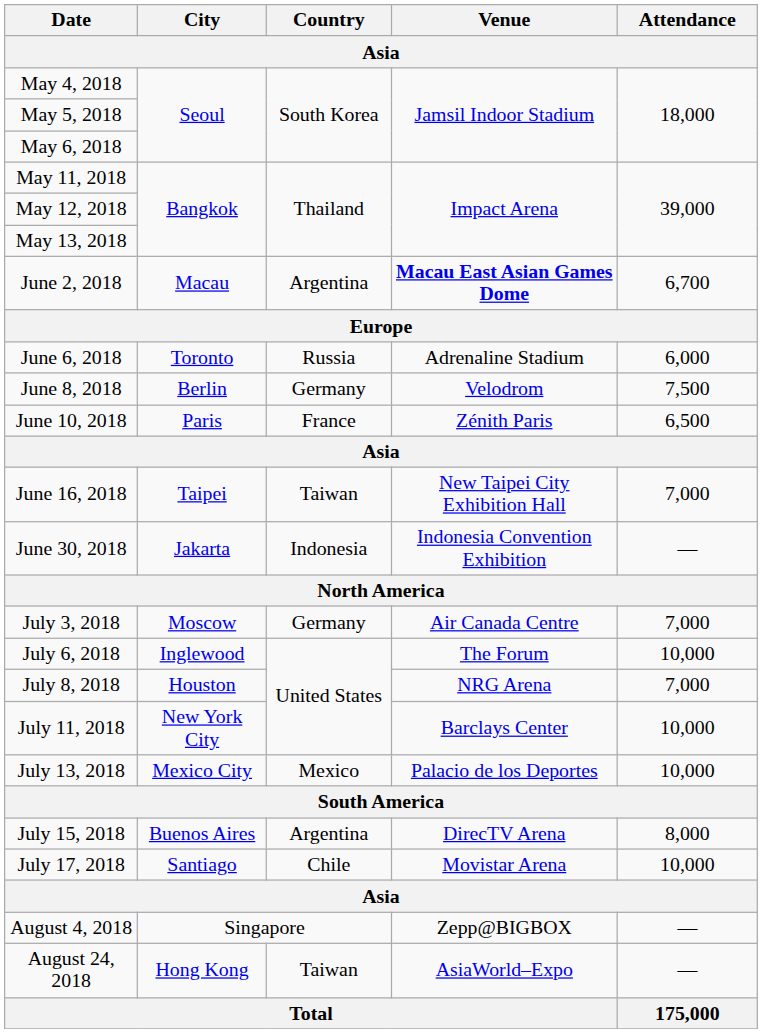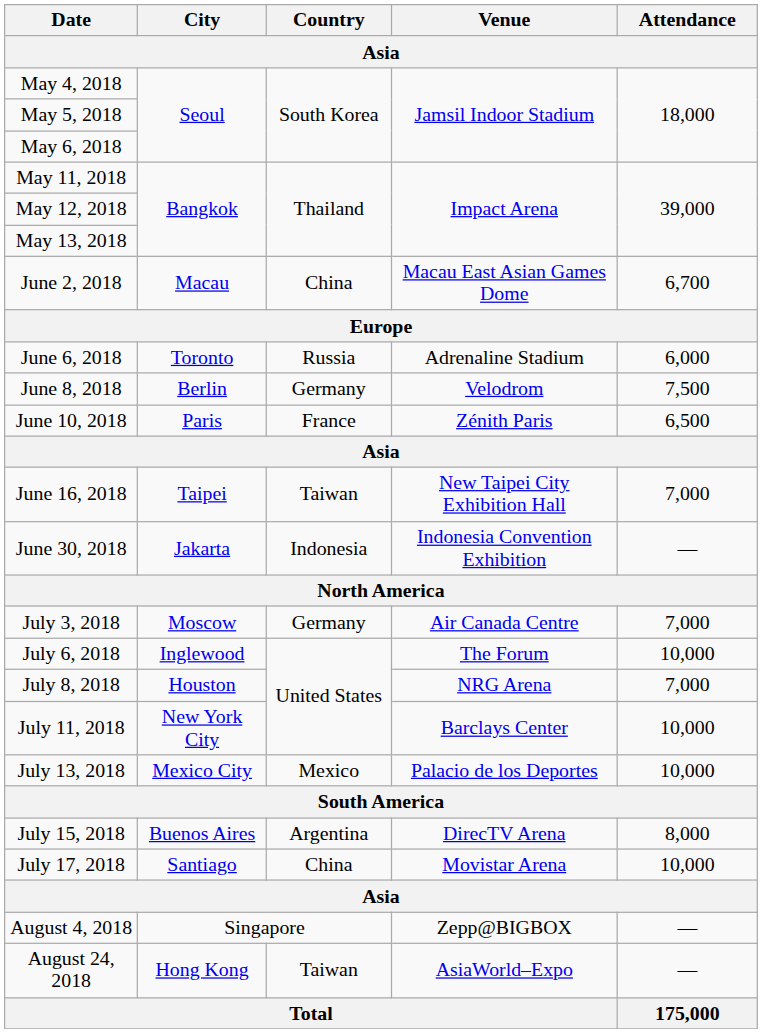(329, 283) Argentina -> (329, 283) China
(504, 283) bold -> (504, 283) normal
(329, 864) Chile -> (329, 864) China
